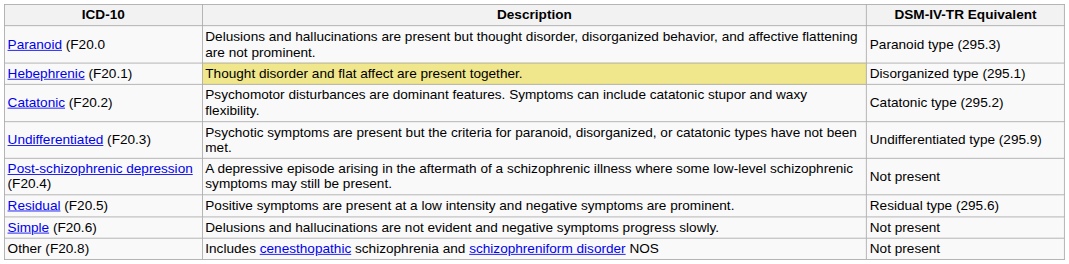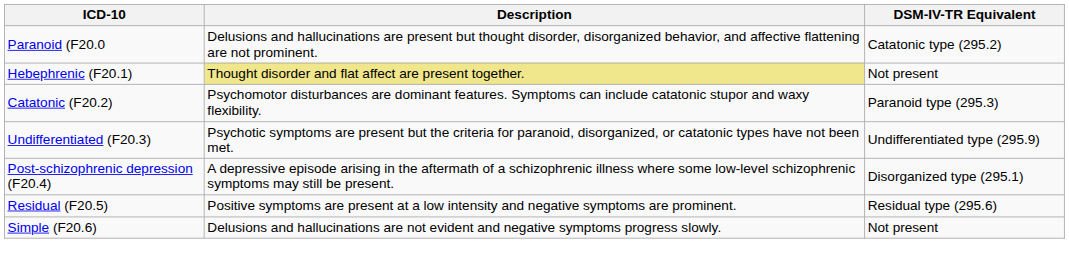(935, 44) Paranoid type (295.3) -> (935, 44) Catatonic type (295.2)
(948, 73) Disorganized type (295.1) -> (903, 73) Not present
(937, 102) Catatonic type (295.2) -> (933, 102) Paranoid type (295.3)
(905, 176) Not present -> (946, 176) Disorganized type (295.1)
- row: (48, 249)
